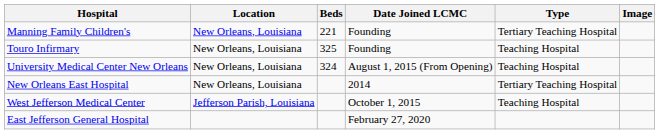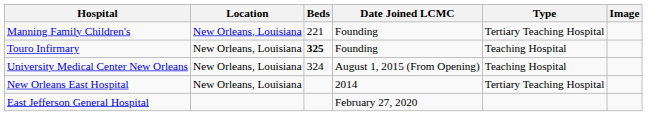(328, 48) normal -> (315, 48) bold
- row: (76, 102)
